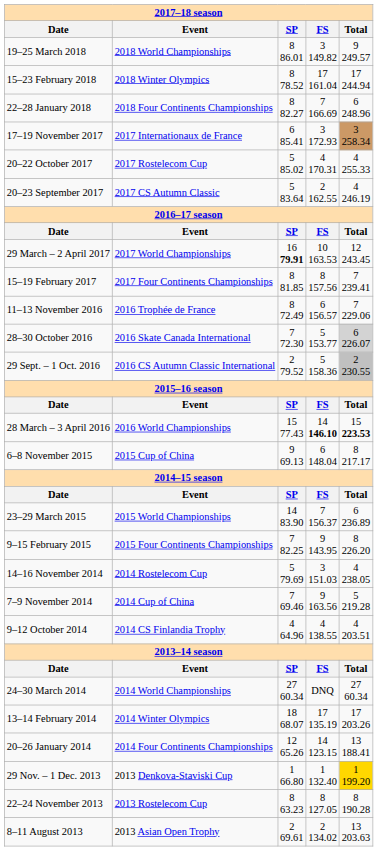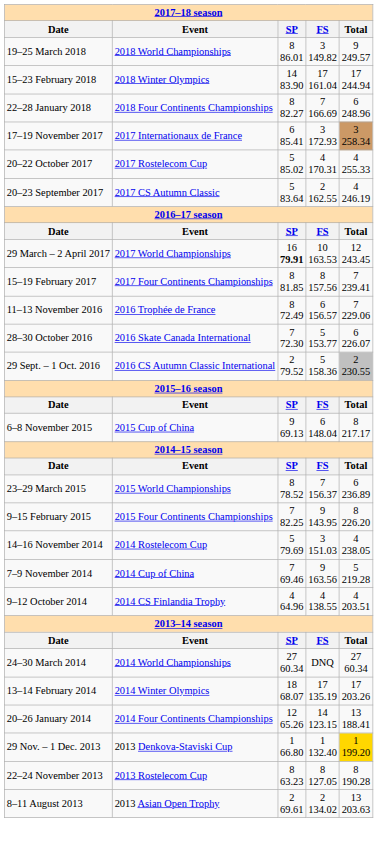(292, 79) 8 78.52 -> (292, 79) 14 83.90
(356, 338) lightgrey background -> (356, 338) no background
- row: (58, 427)
(292, 517) 14 83.90 -> (292, 488) 8 78.52
